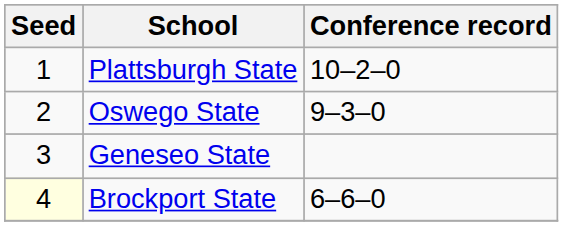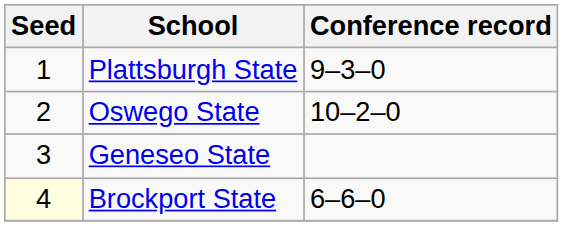(355, 69) 10–2–0 -> (348, 69) 9–3–0
(348, 112) 9–3–0 -> (355, 112) 10–2–0
